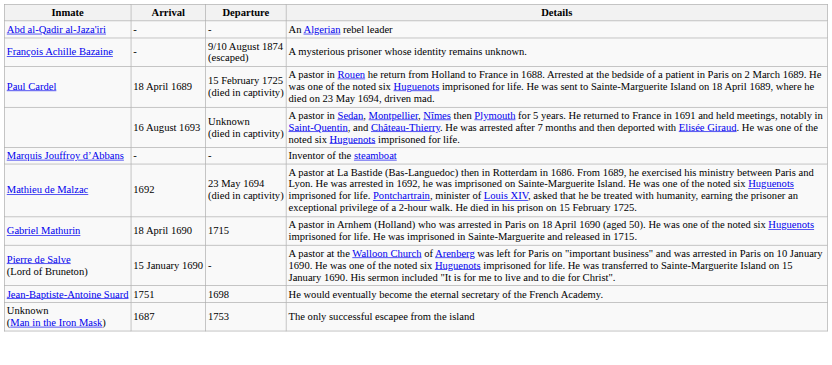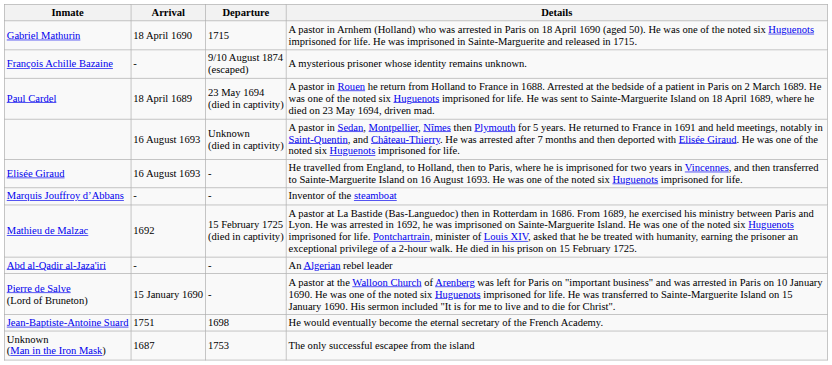rows swapped: (56, 29) <-> (44, 231)
(246, 86) 15 February 1725 (died in captivity) -> (246, 98) 23 May 1694 (died in captivity)
+ row: (36, 173)
(246, 190) 23 May 1694 (died in captivity) -> (246, 231) 15 February 1725 (died in captivity)
